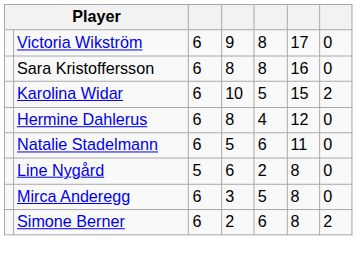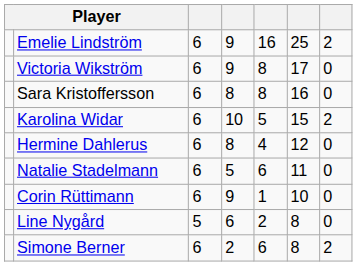+ row: (79, 42)
+ row: (75, 196)
- row: (74, 196)
